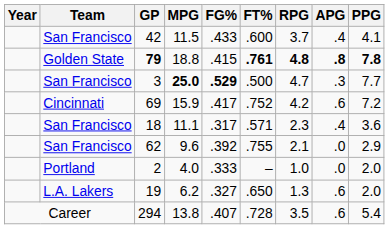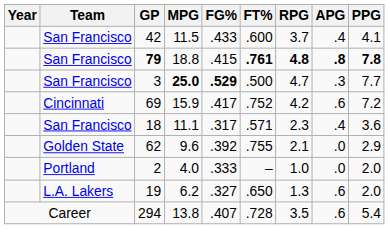(84, 59) Golden State -> (87, 59) San Francisco
(87, 147) San Francisco -> (84, 147) Golden State
